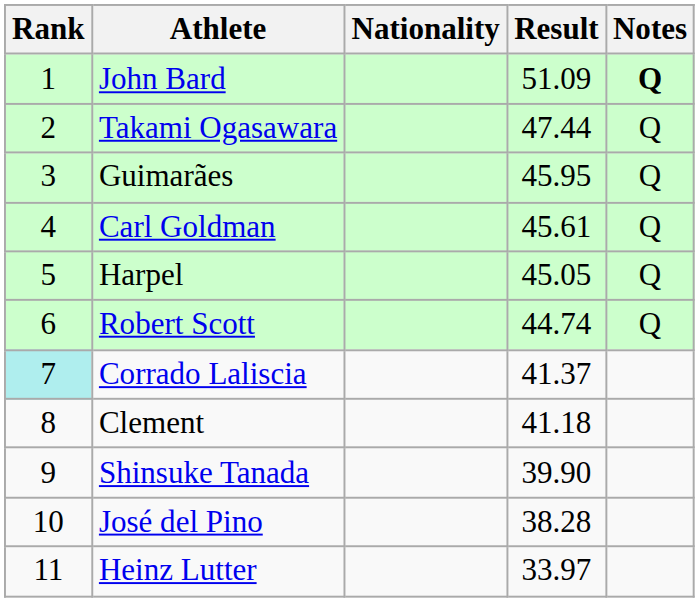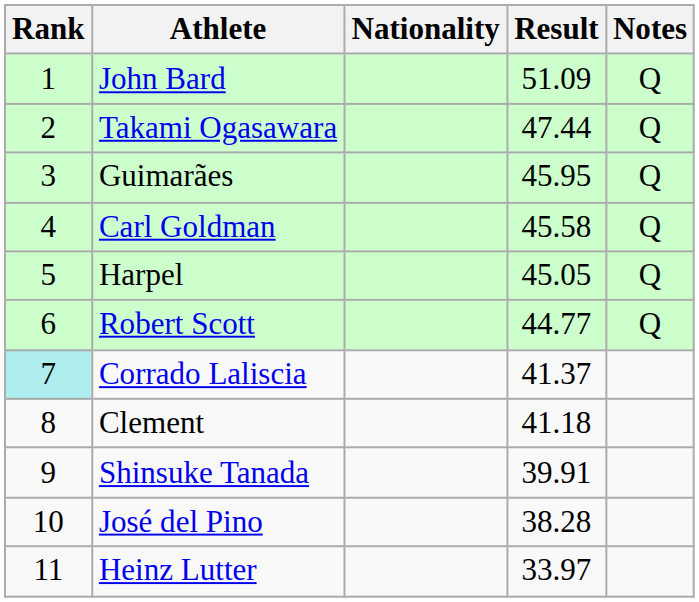(650, 78) bold -> (650, 78) normal
(556, 226) 45.61 -> (556, 226) 45.58
(556, 324) 44.74 -> (556, 324) 44.77
(556, 472) 39.90 -> (556, 472) 39.91
